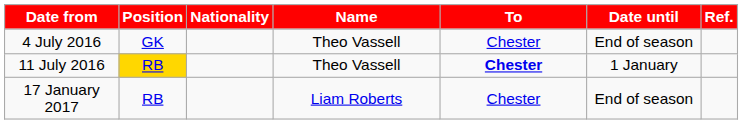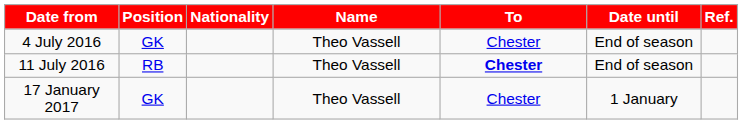(153, 66) gold background -> (153, 66) no background
(644, 66) 1 January -> (644, 66) End of season
(153, 99) RB -> (153, 99) GK
(357, 99) Liam Roberts -> (357, 99) Theo Vassell
(644, 99) End of season -> (644, 99) 1 January
